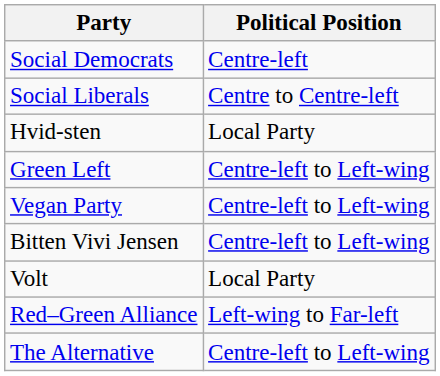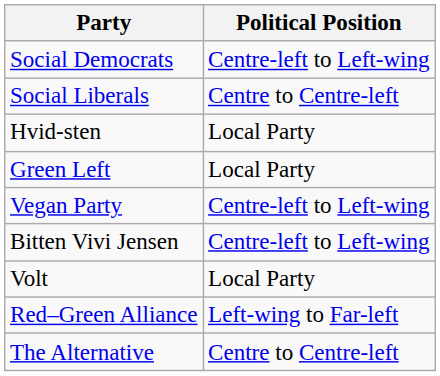(258, 59) Centre-left -> (319, 59) Centre-left to Left-wing
(319, 168) Centre-left to Left-wing -> (262, 168) Local Party
(319, 351) Centre-left to Left-wing -> (303, 351) Centre to Centre-left
